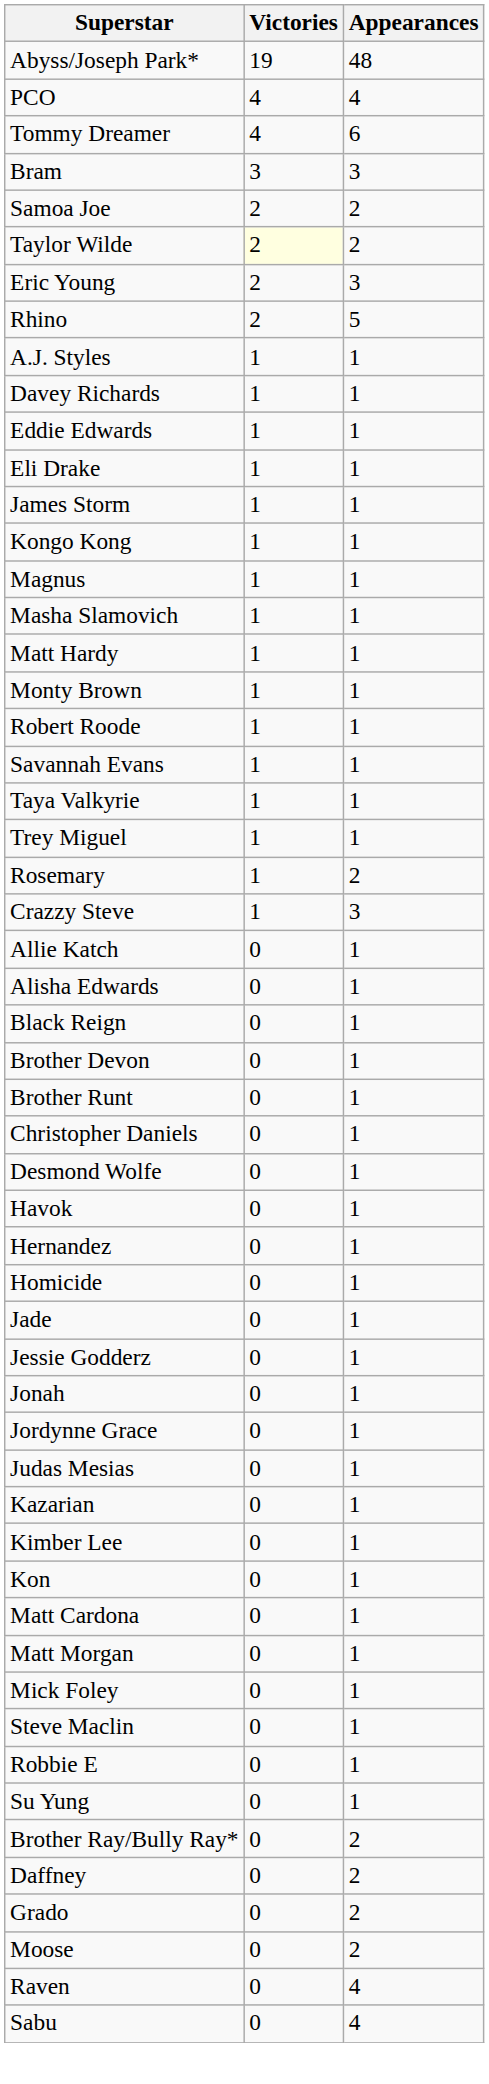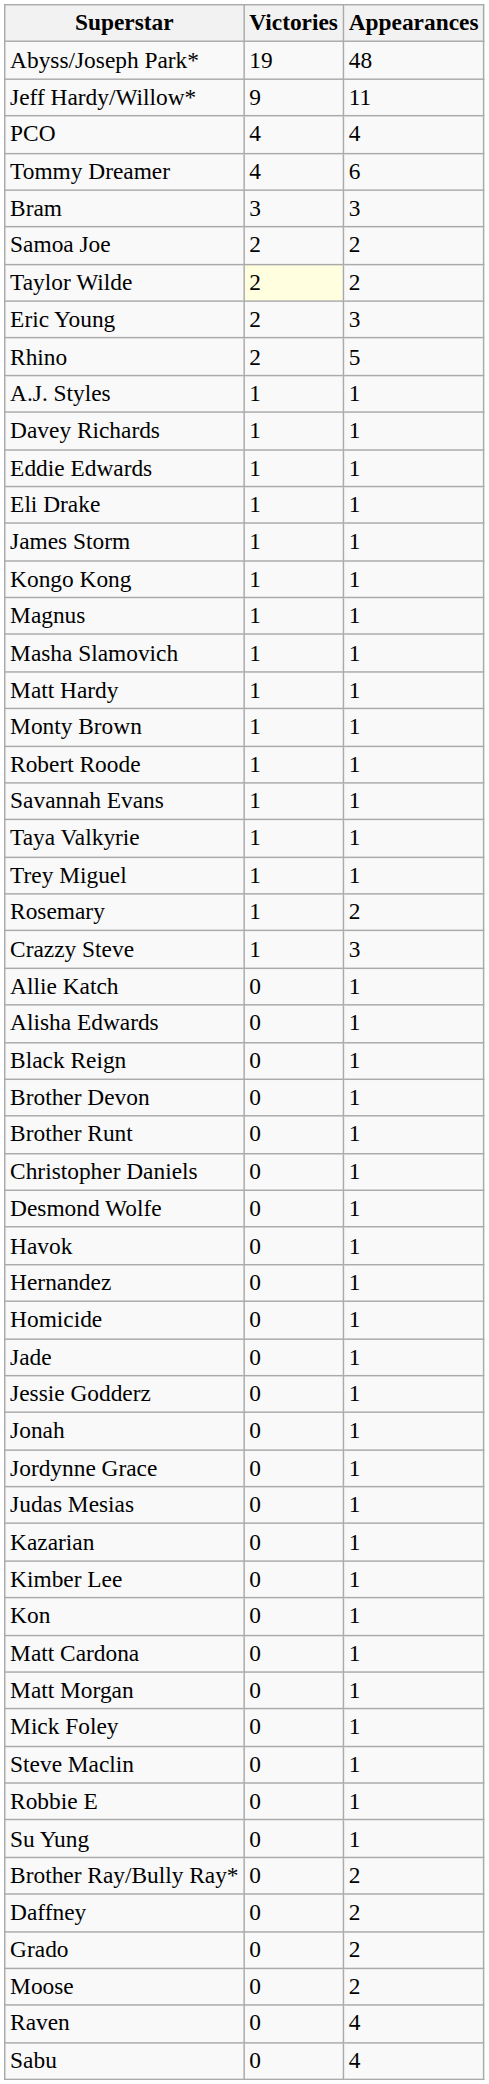+ row: (103, 97)
